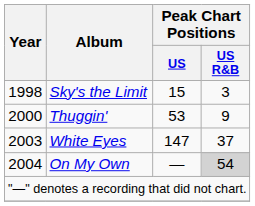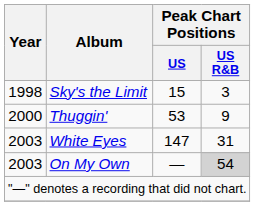(226, 140) 37 -> (226, 140) 31
(25, 164) 2004 -> (25, 164) 2003
